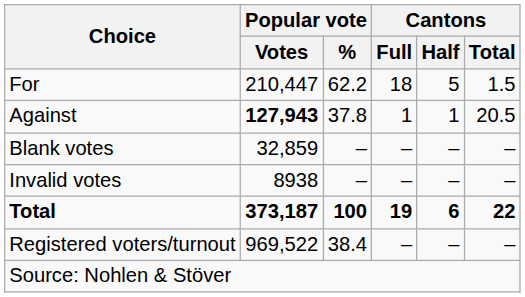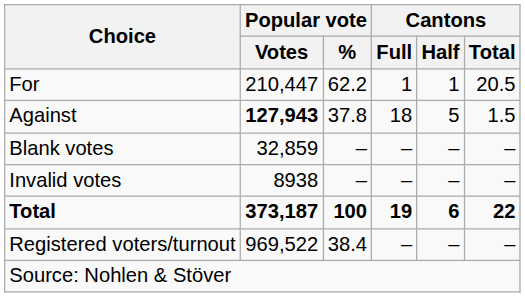(401, 84) 18 -> (407, 84) 1
(454, 84) 5 -> (454, 84) 1
(501, 84) 1.5 -> (496, 84) 20.5
(407, 116) 1 -> (401, 116) 18
(454, 116) 1 -> (454, 116) 5
(496, 116) 20.5 -> (501, 116) 1.5
